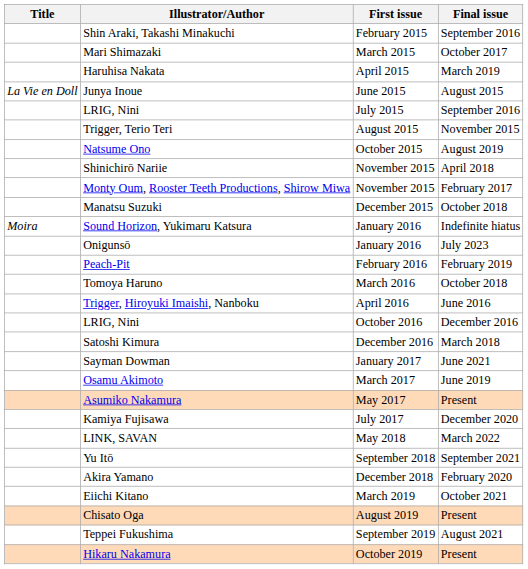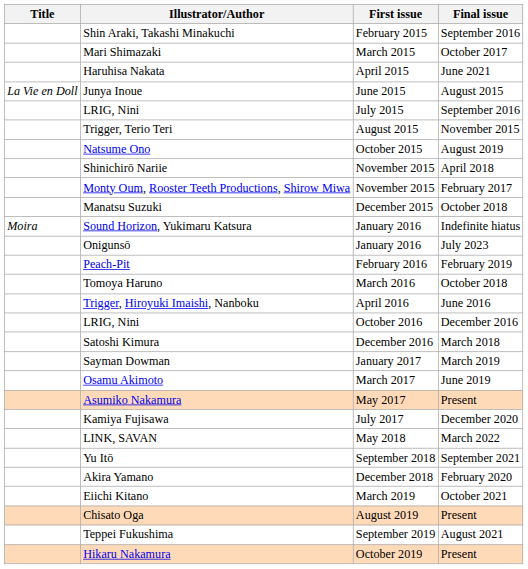(470, 71) March 2019 -> (466, 71) June 2021
(466, 361) June 2021 -> (470, 361) March 2019
